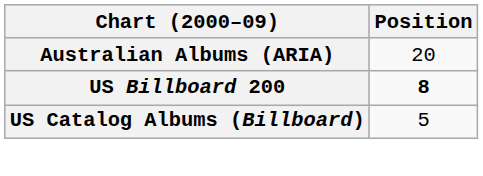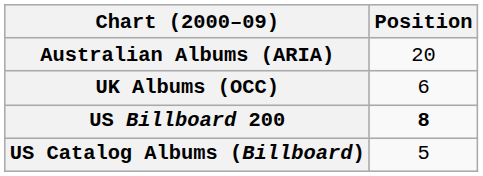+ row: (187, 88)
